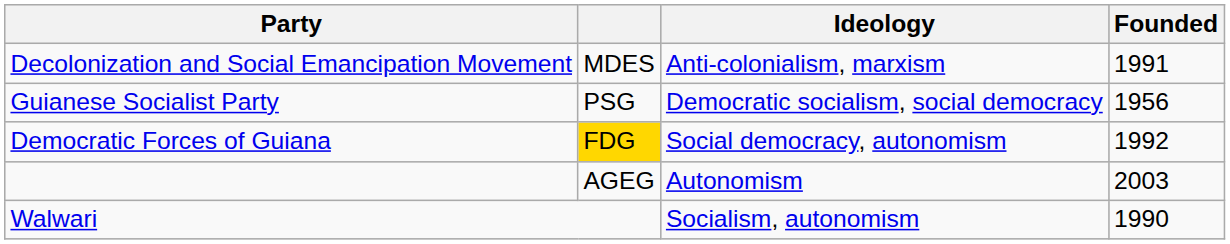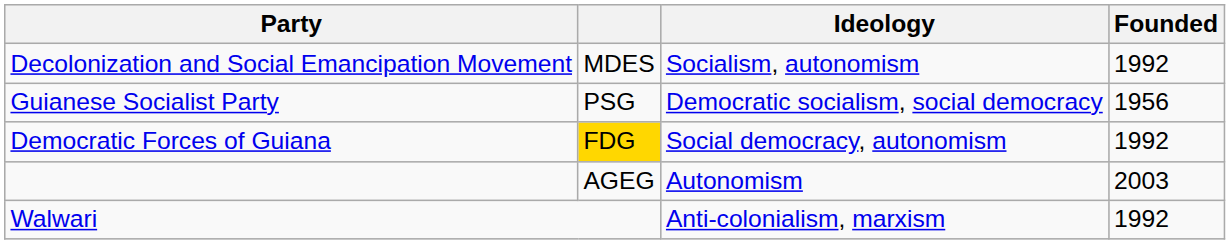(806, 63) Anti-colonialism, marxism -> (793, 63) Socialism, autonomism
(1142, 63) 1991 -> (1142, 63) 1992
(793, 219) Socialism, autonomism -> (806, 219) Anti-colonialism, marxism
(1142, 219) 1990 -> (1142, 219) 1992
